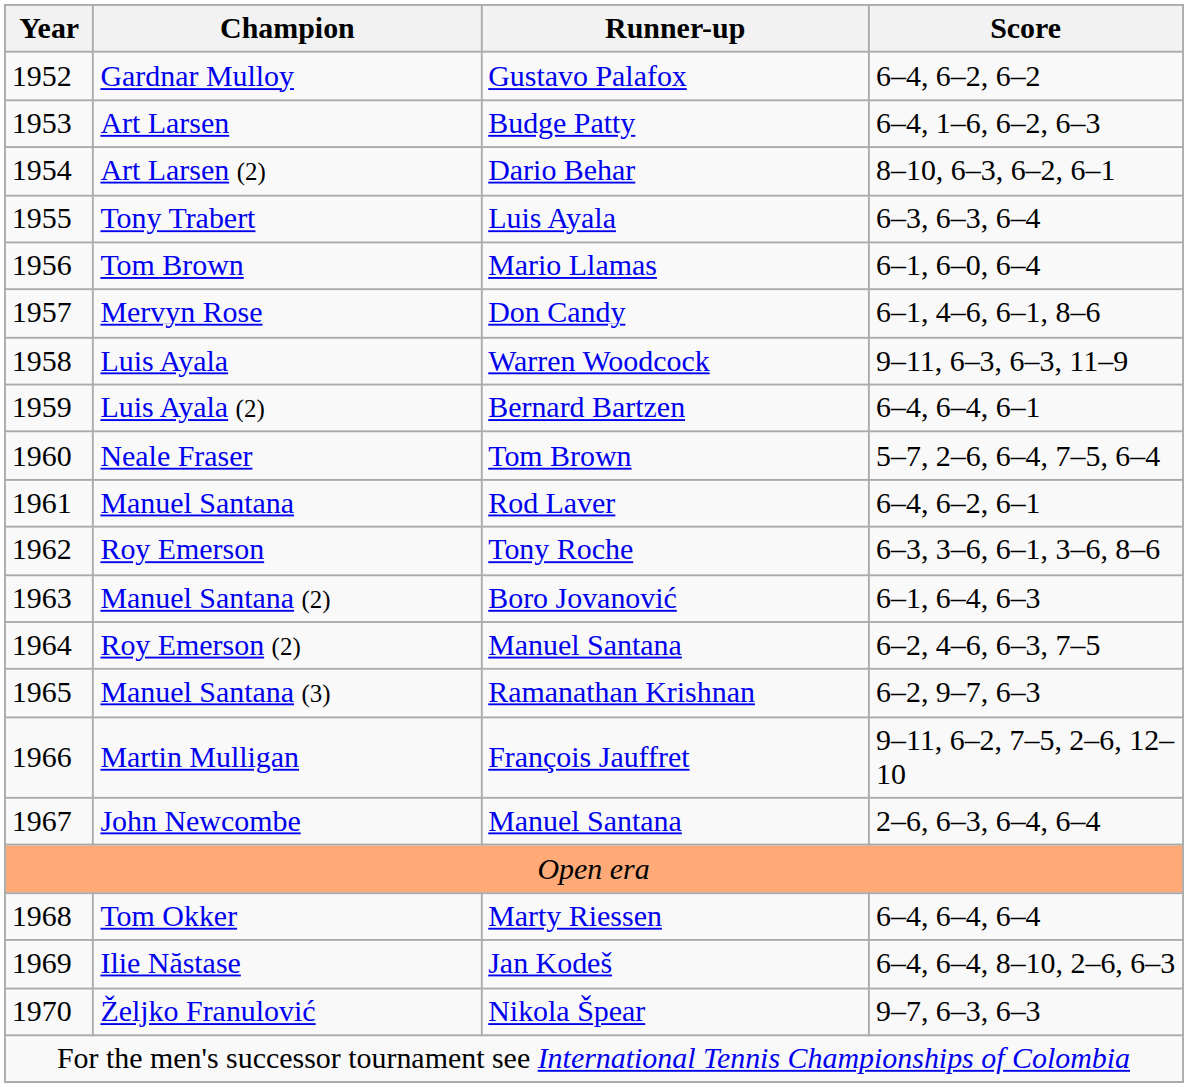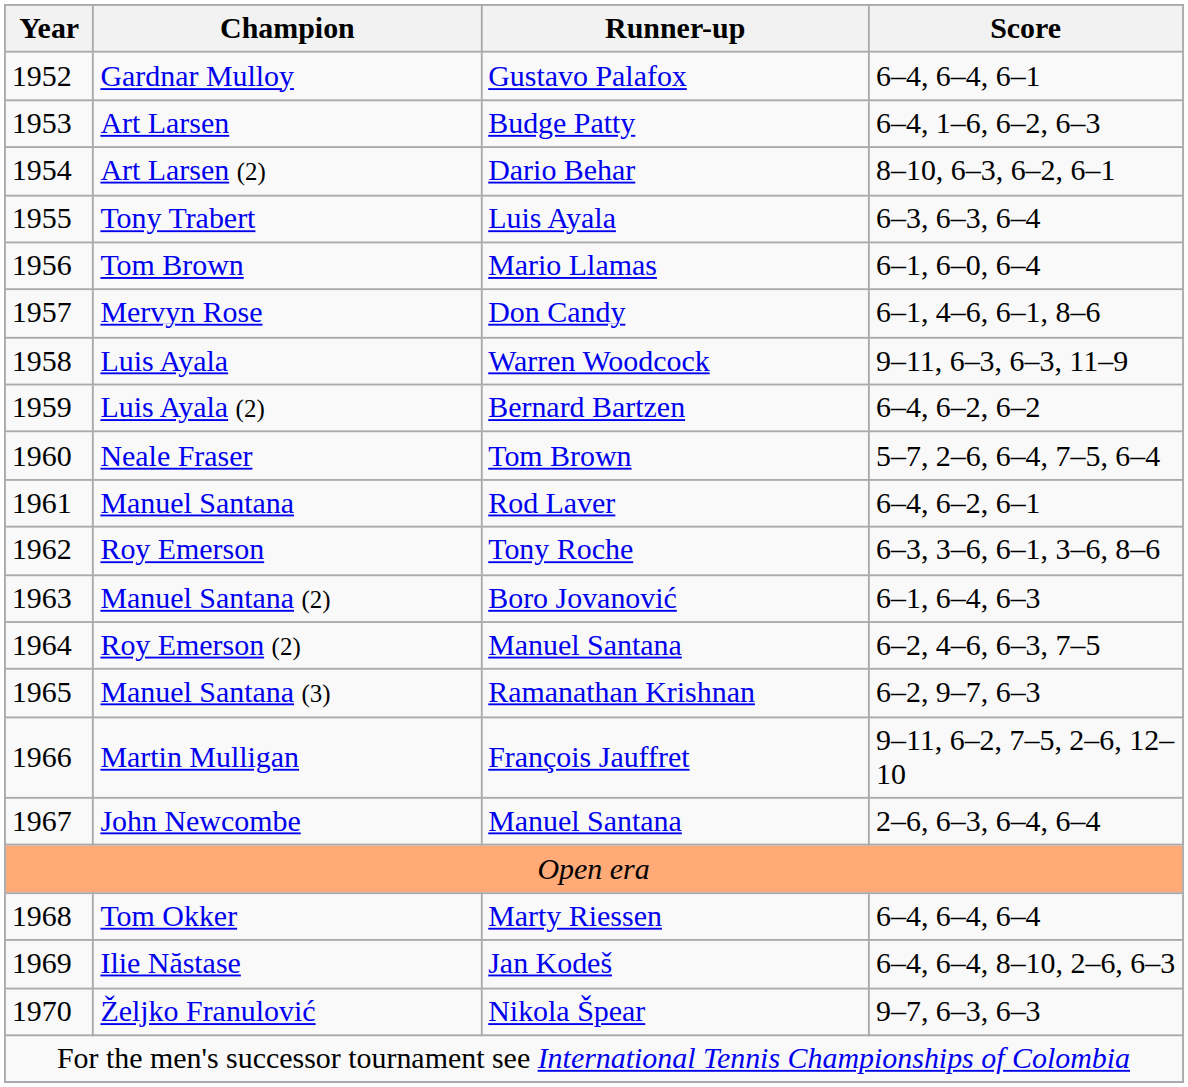(958, 75) 6–4, 6–2, 6–2 -> (958, 75) 6–4, 6–4, 6–1
(958, 407) 6–4, 6–4, 6–1 -> (958, 407) 6–4, 6–2, 6–2
